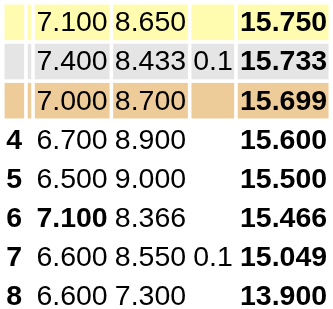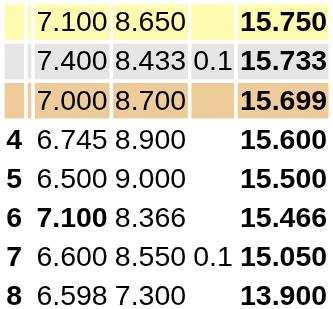(72, 139) 6.700 -> (72, 139) 6.745
(284, 256) 15.049 -> (284, 256) 15.050
(72, 296) 6.600 -> (72, 296) 6.598
